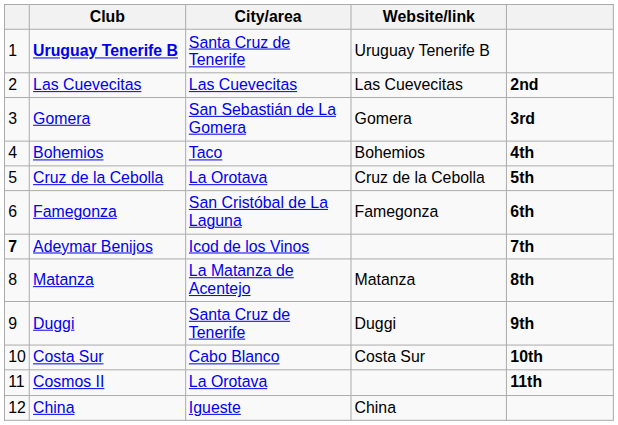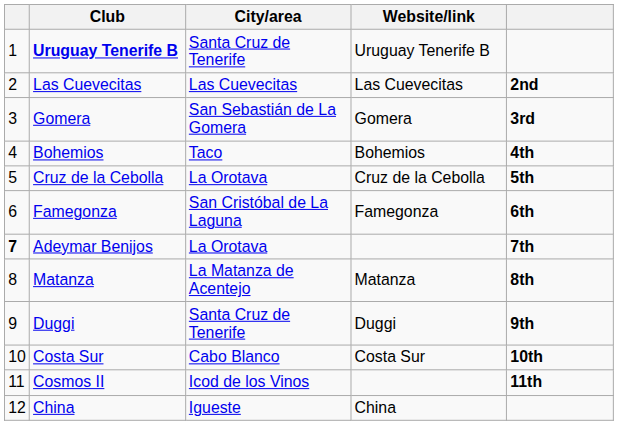(249, 246) Icod de los Vinos -> (228, 246) La Orotava
(228, 382) La Orotava -> (249, 382) Icod de los Vinos
